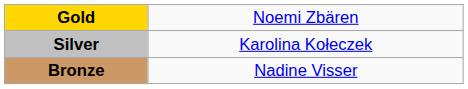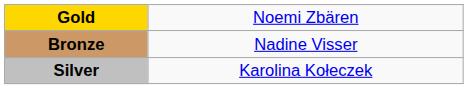rows swapped: (76, 44) <-> (76, 70)
